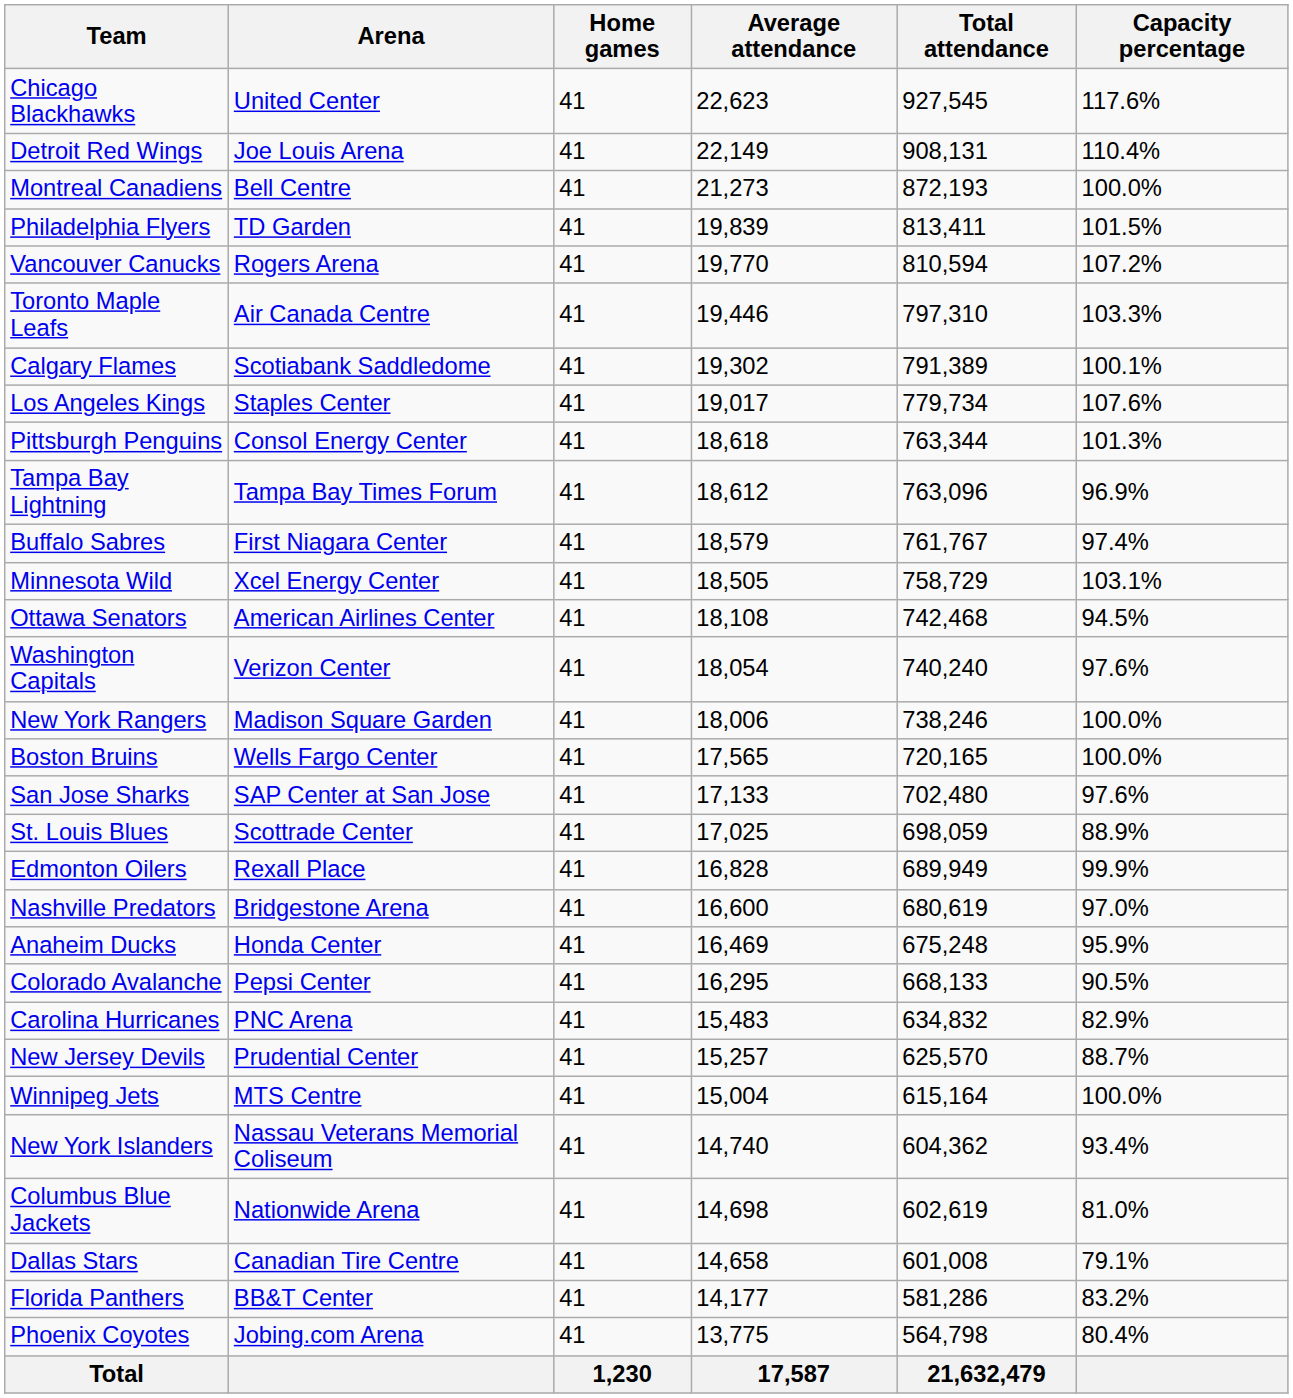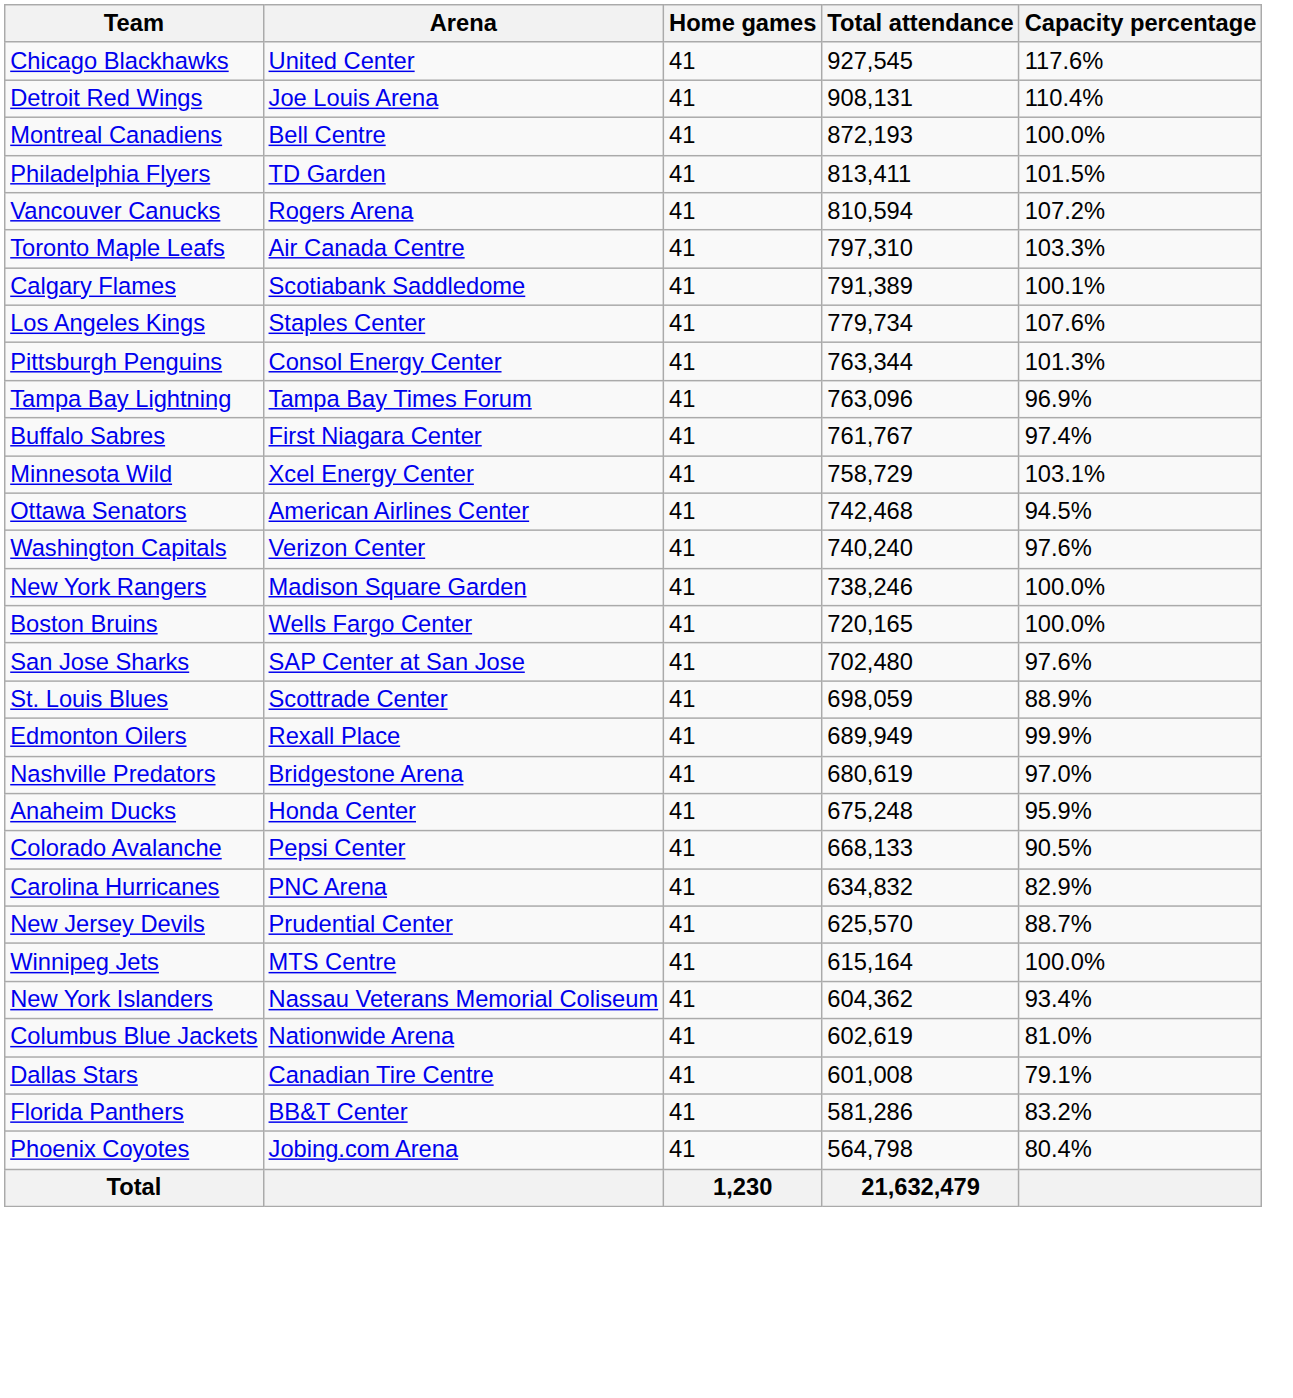- column: (794, 36)
